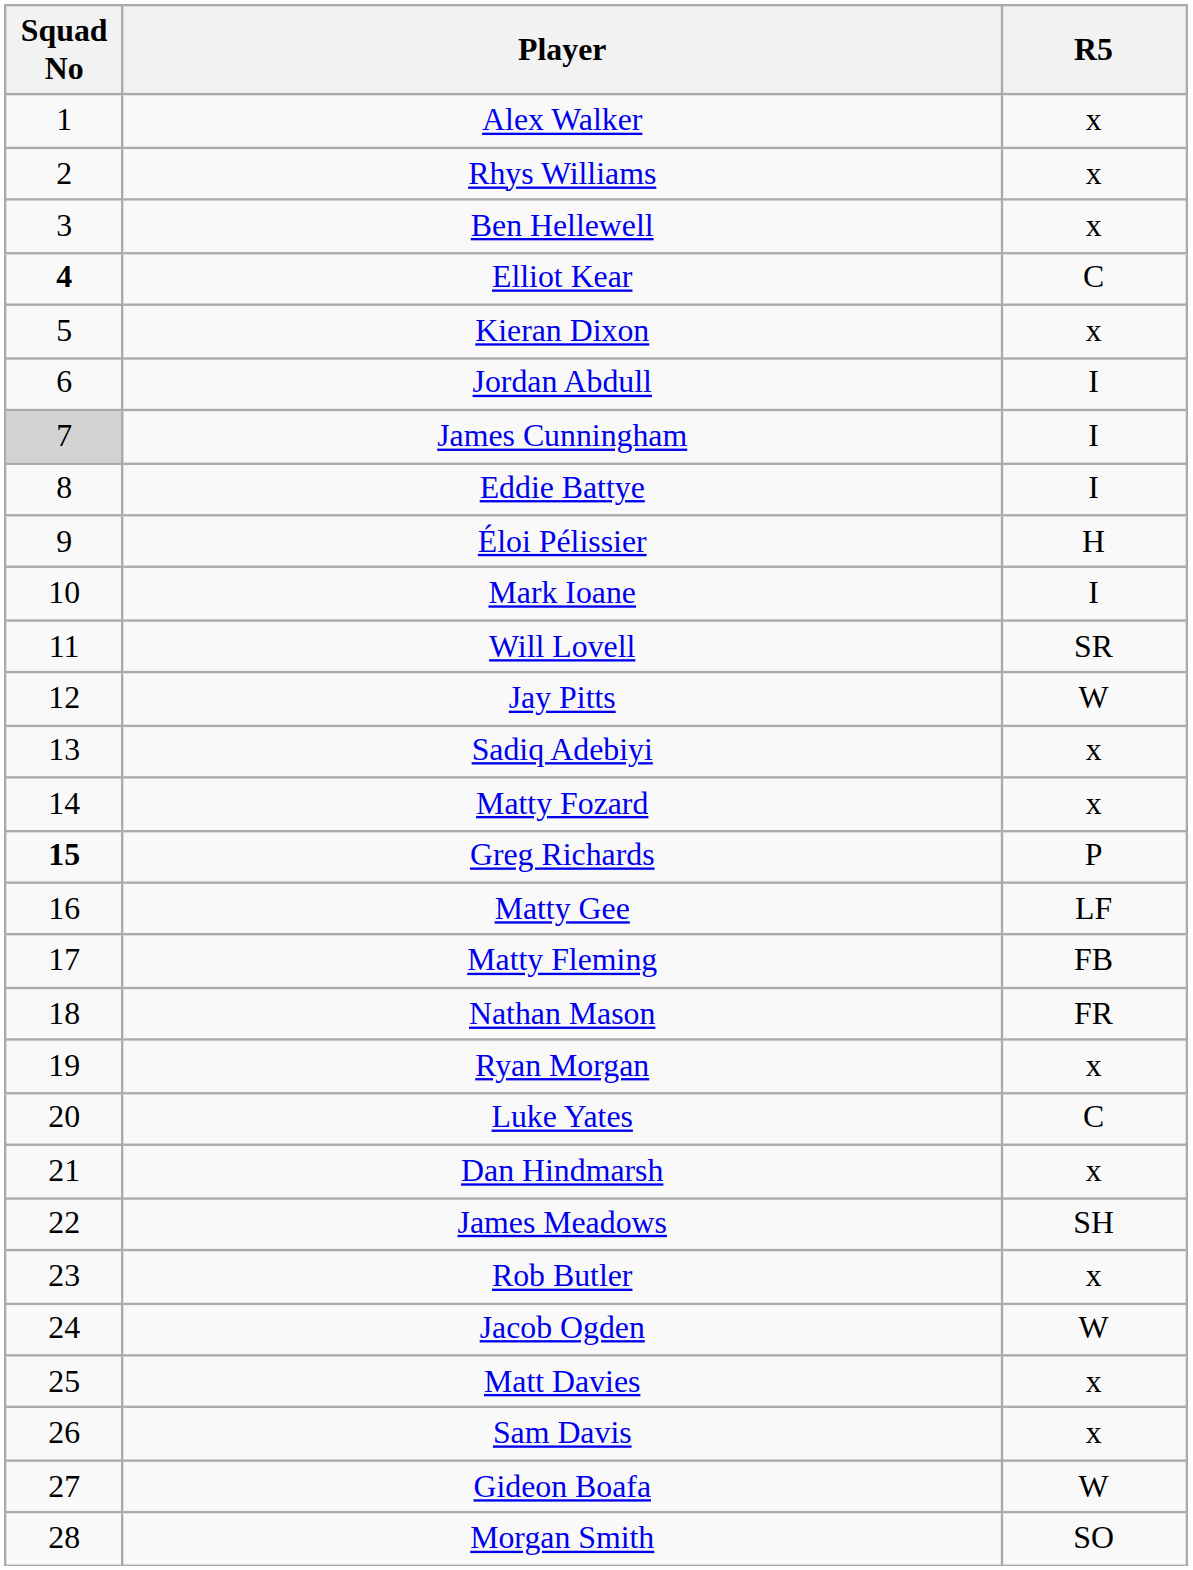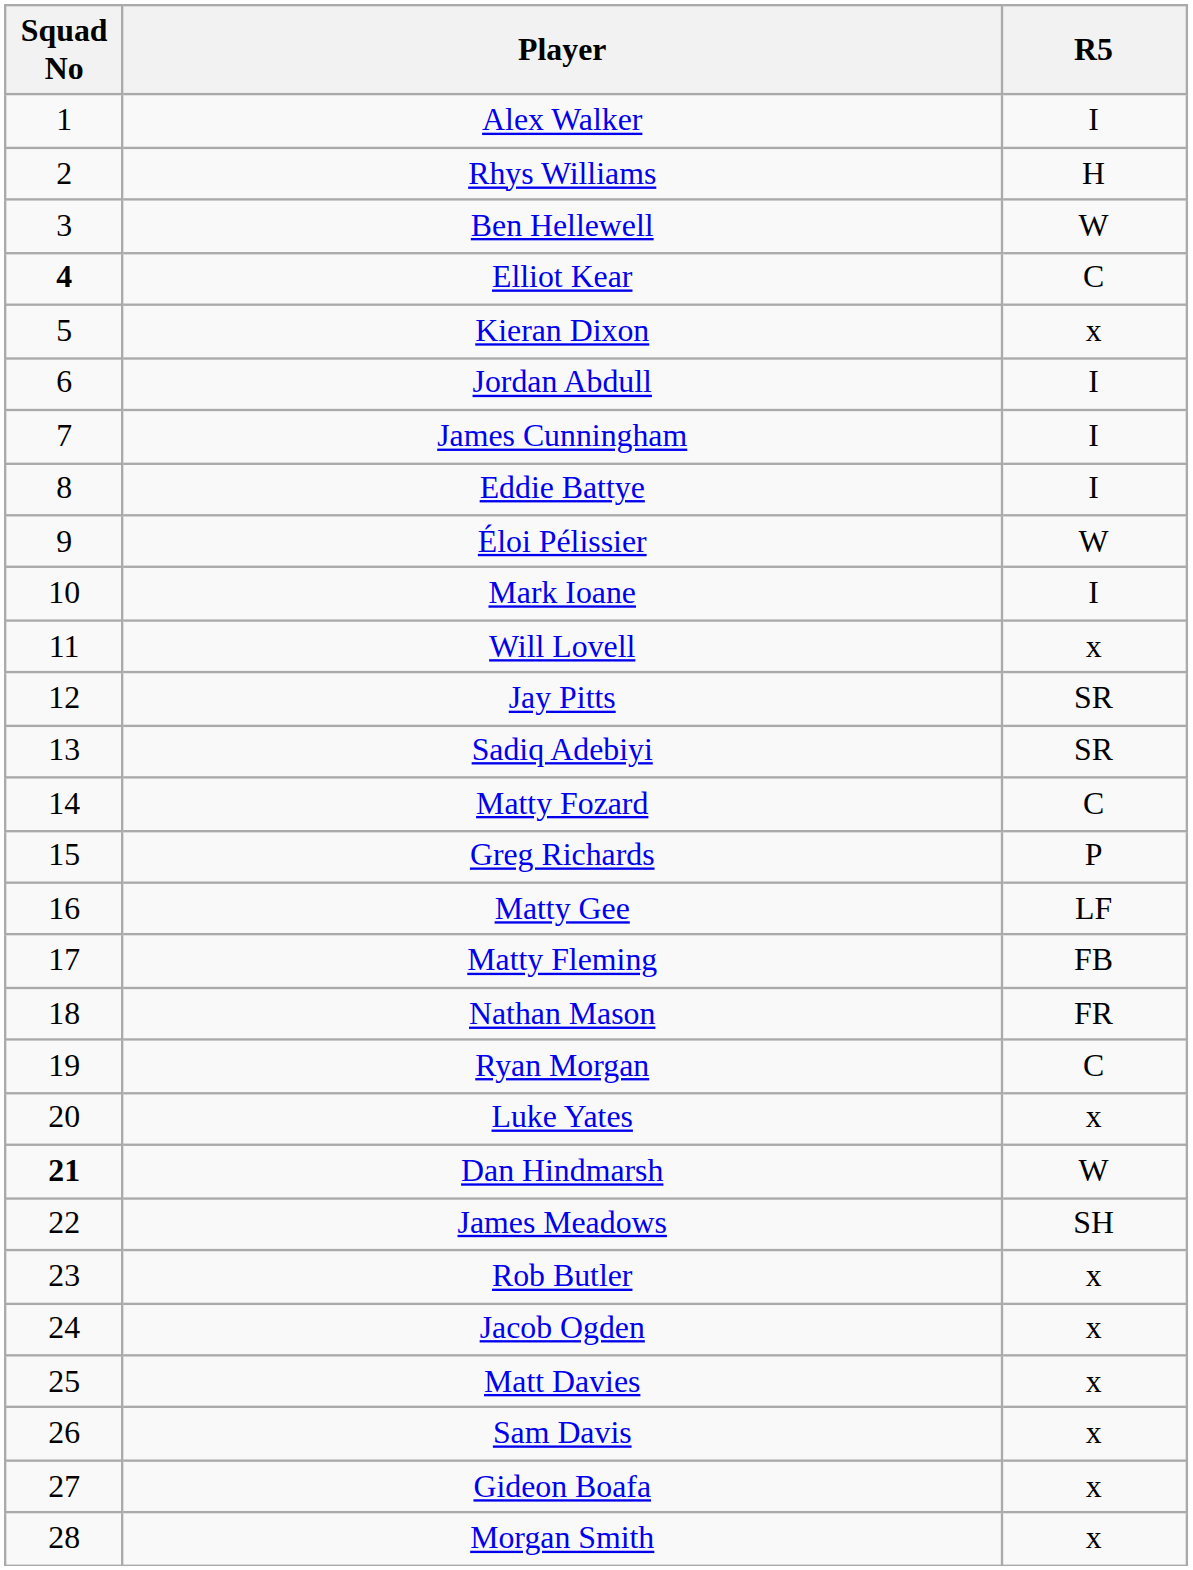(1094, 120) x -> (1094, 120) I
(1094, 172) x -> (1094, 172) H
(1094, 225) x -> (1094, 225) W
(64, 435) lightgrey background -> (64, 435) no background
(1094, 540) H -> (1094, 540) W
(1094, 645) SR -> (1094, 645) x
(1094, 697) W -> (1094, 697) SR
(1094, 750) x -> (1094, 750) SR
(1094, 802) x -> (1094, 802) C
(64, 855) bold -> (64, 855) normal
(1094, 1065) x -> (1094, 1065) C
(1094, 1117) C -> (1094, 1117) x
(64, 1170) normal -> (64, 1170) bold
(1094, 1170) x -> (1094, 1170) W
(1094, 1327) W -> (1094, 1327) x
(1094, 1485) W -> (1094, 1485) x
(1094, 1537) SO -> (1094, 1537) x
